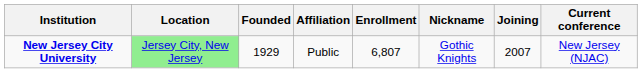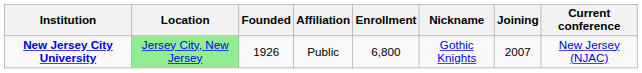(266, 51) 1929 -> (266, 51) 1926
(386, 51) 6,807 -> (386, 51) 6,800
